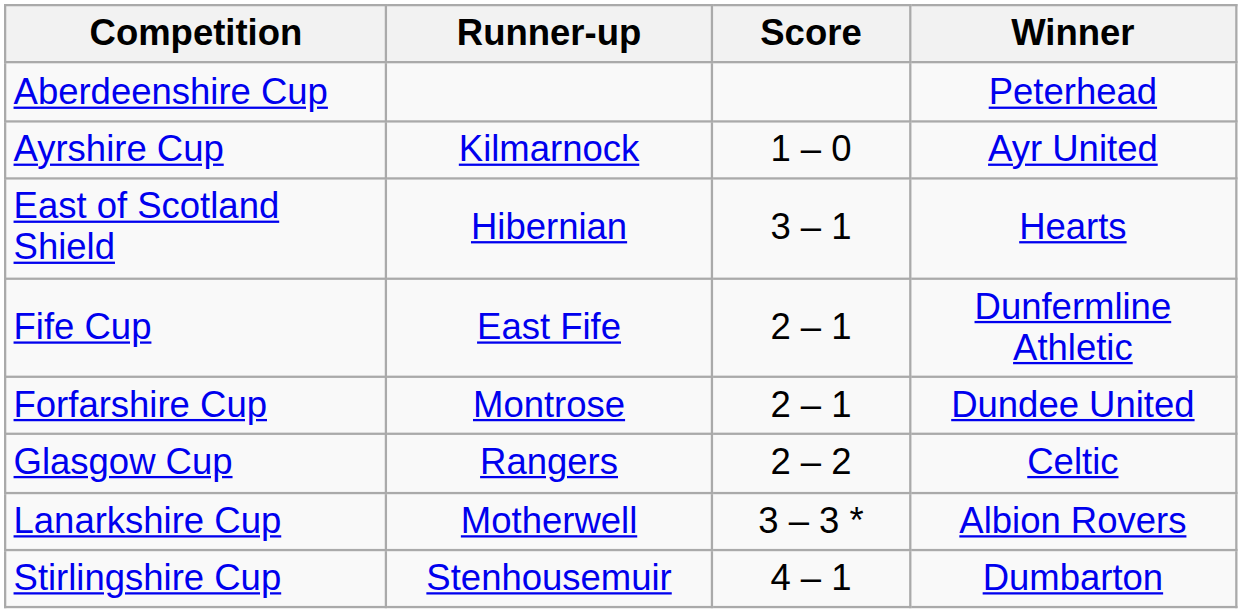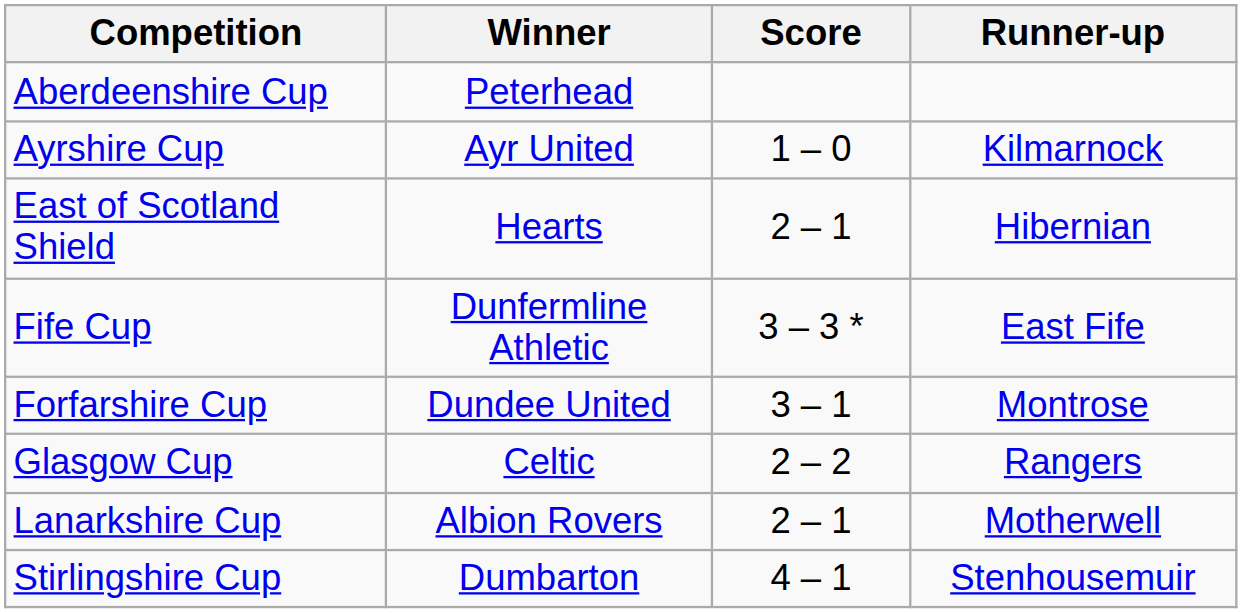columns swapped: (1073, 33) <-> (549, 33)
(811, 227) 3 – 1 -> (811, 227) 2 – 1
(811, 326) 2 – 1 -> (811, 326) 3 – 3 *
(811, 404) 2 – 1 -> (811, 404) 3 – 1
(811, 520) 3 – 3 * -> (811, 520) 2 – 1
